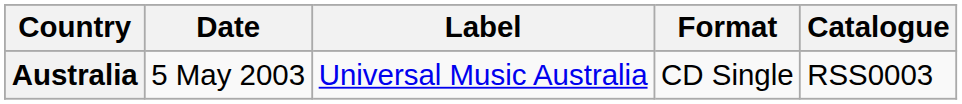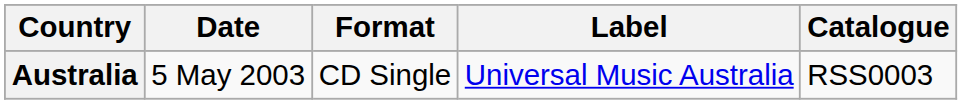columns swapped: (727, 27) <-> (483, 27)
